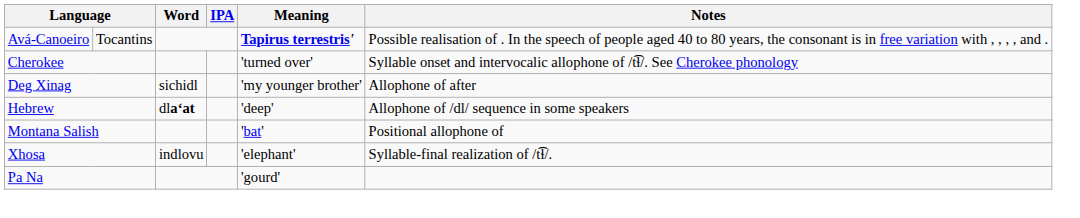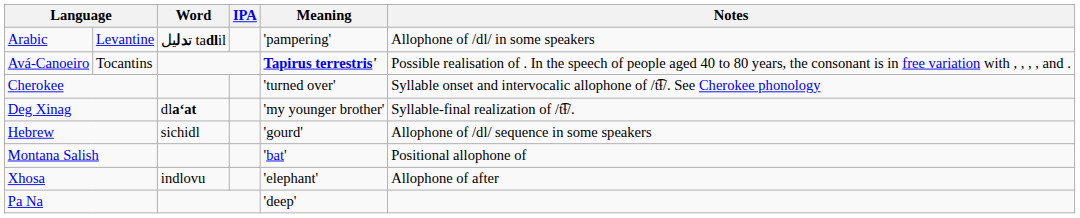+ row: (28, 39)
(178, 85) sichidl -> (179, 109) dlaʻat
(422, 85) Allophone of after -> (483, 109) Syllable-final realization of /t͡ɬ/.
(177, 108) dlaʻat -> (180, 132) sichidl
(257, 108) 'deep' -> (283, 132) 'gourd'
(460, 154) Syllable-final realization of /t͡ɬ/. -> (445, 178) Allophone of after
(261, 177) 'gourd' -> (280, 201) 'deep'
